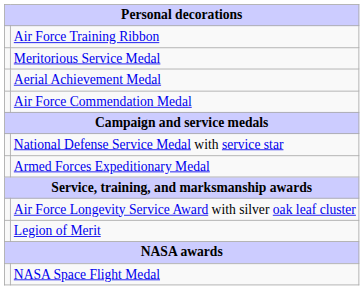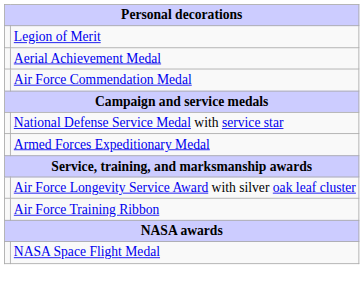rows swapped: (57, 230) <-> (87, 36)
- row: (87, 58)
